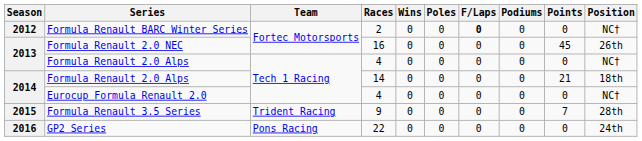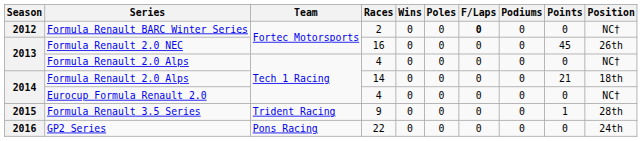(565, 111) 7 -> (565, 111) 1
